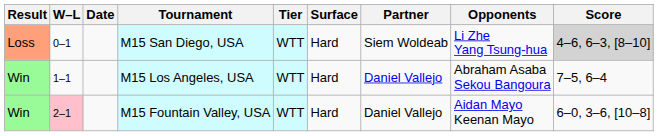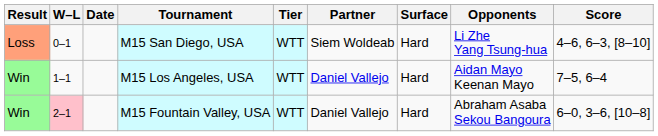columns swapped: (334, 14) <-> (406, 14)
(603, 42) lightgrey background -> (603, 42) no background
(502, 77) Abraham Asaba Sekou Bangoura -> (494, 77) Aidan Mayo Keenan Mayo
(494, 112) Aidan Mayo Keenan Mayo -> (502, 112) Abraham Asaba Sekou Bangoura
